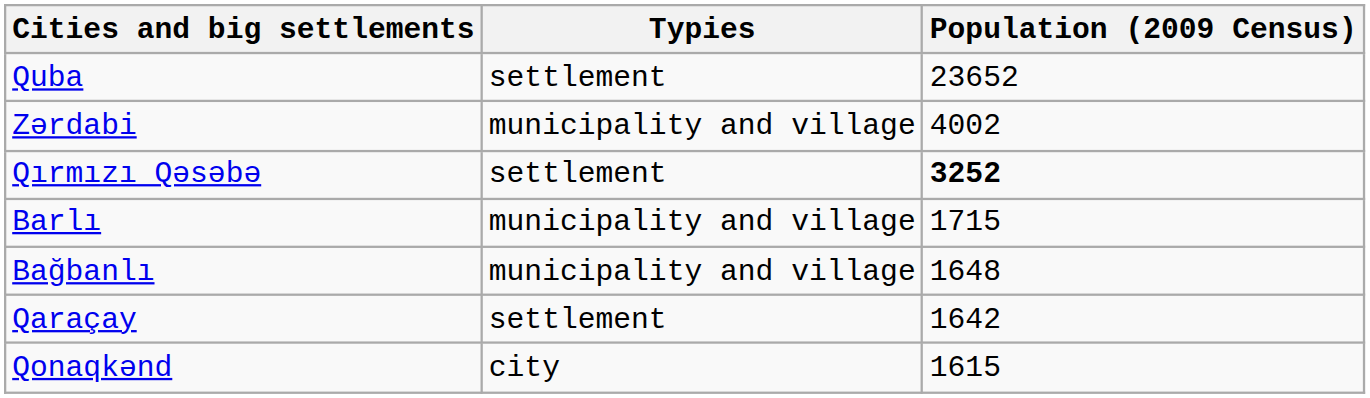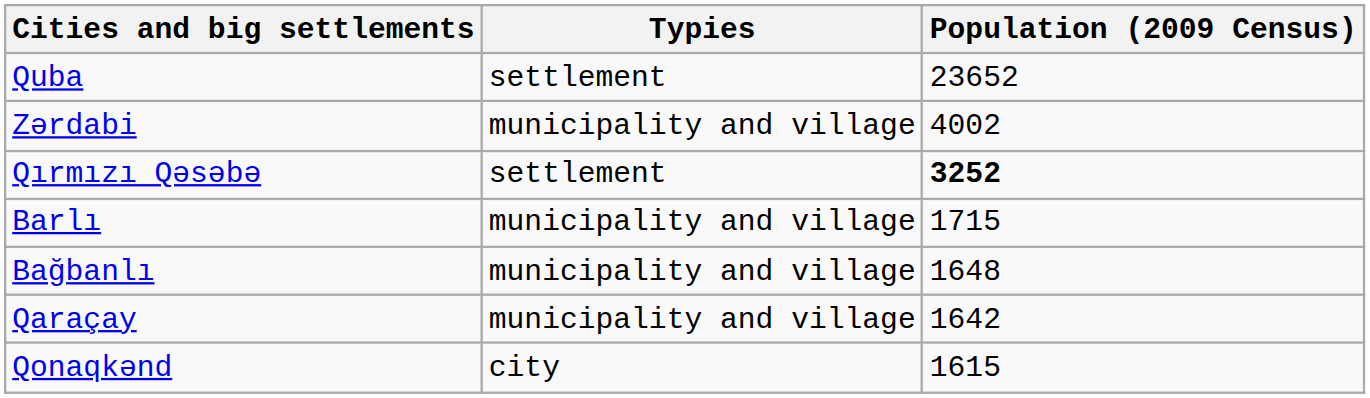(578, 319) settlement -> (702, 319) municipality and village
